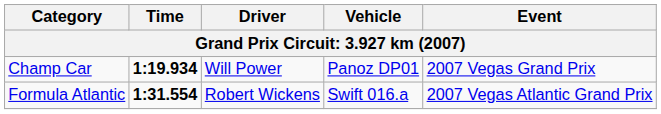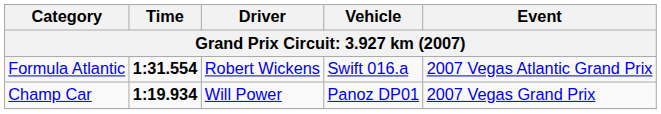rows swapped: (50, 69) <-> (67, 95)
